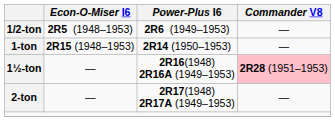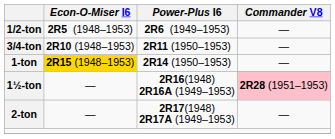+ row: (24, 46)
(90, 46) no background -> (90, 63) gold background
